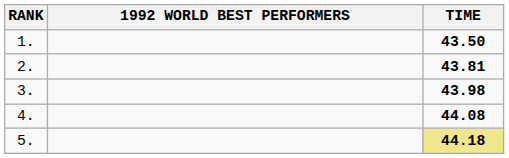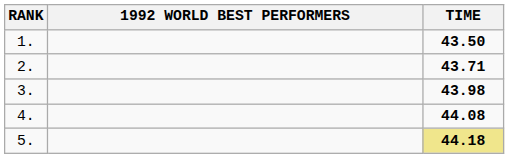(463, 66) 43.81 -> (463, 66) 43.71
